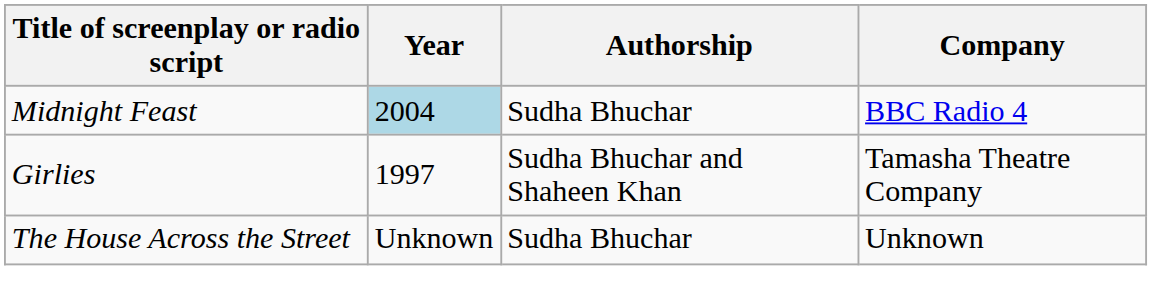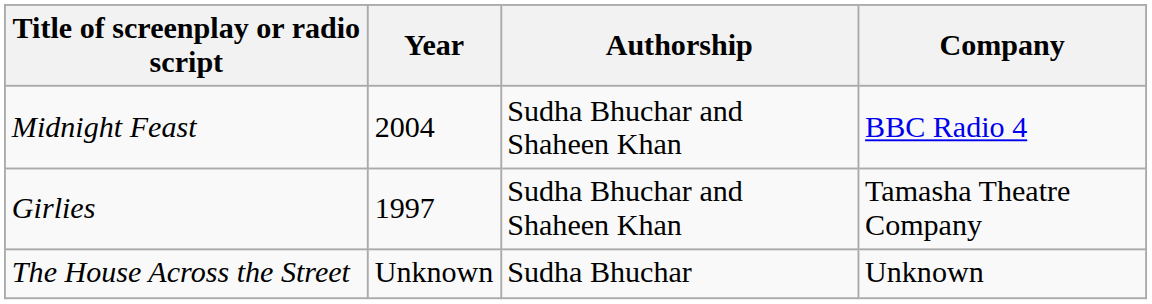(405, 109) lightblue background -> (405, 126) no background
(600, 109) Sudha Bhuchar -> (625, 126) Sudha Bhuchar and Shaheen Khan
